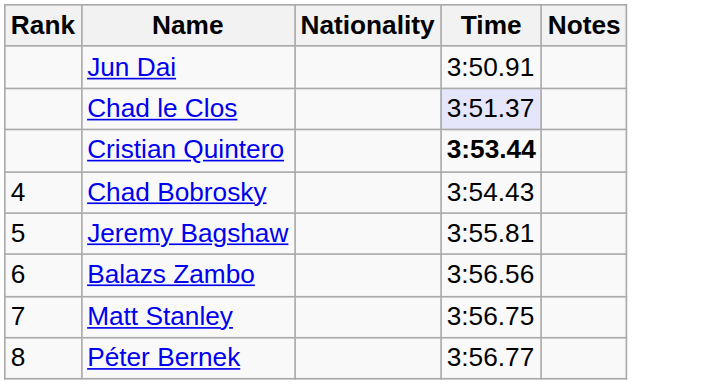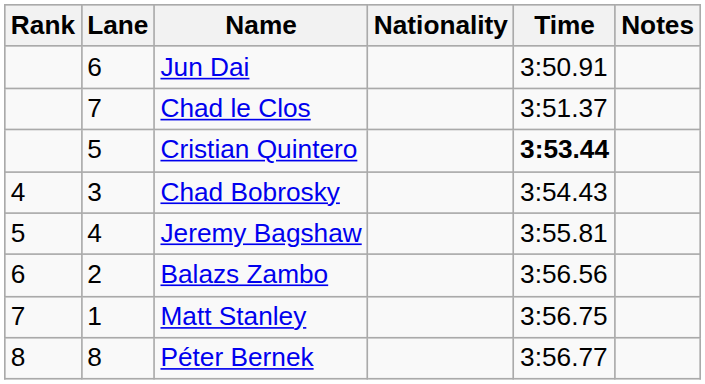+ column: (118, 25)
(491, 108) lavender background -> (564, 108) no background
